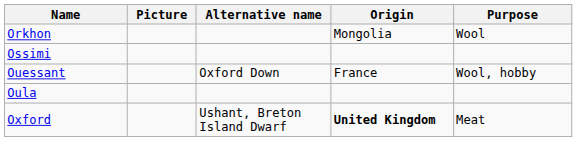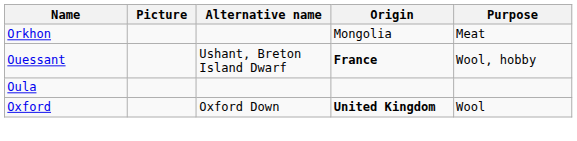(471, 34) Wool -> (471, 34) Meat
- row: (29, 54)
(239, 73) Oxford Down -> (250, 61) Ushant, Breton Island Dwarf
(355, 73) normal -> (355, 61) bold
(250, 120) Ushant, Breton Island Dwarf -> (239, 107) Oxford Down
(471, 120) Meat -> (471, 107) Wool
